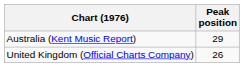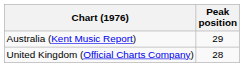(218, 54) 26 -> (218, 54) 28
